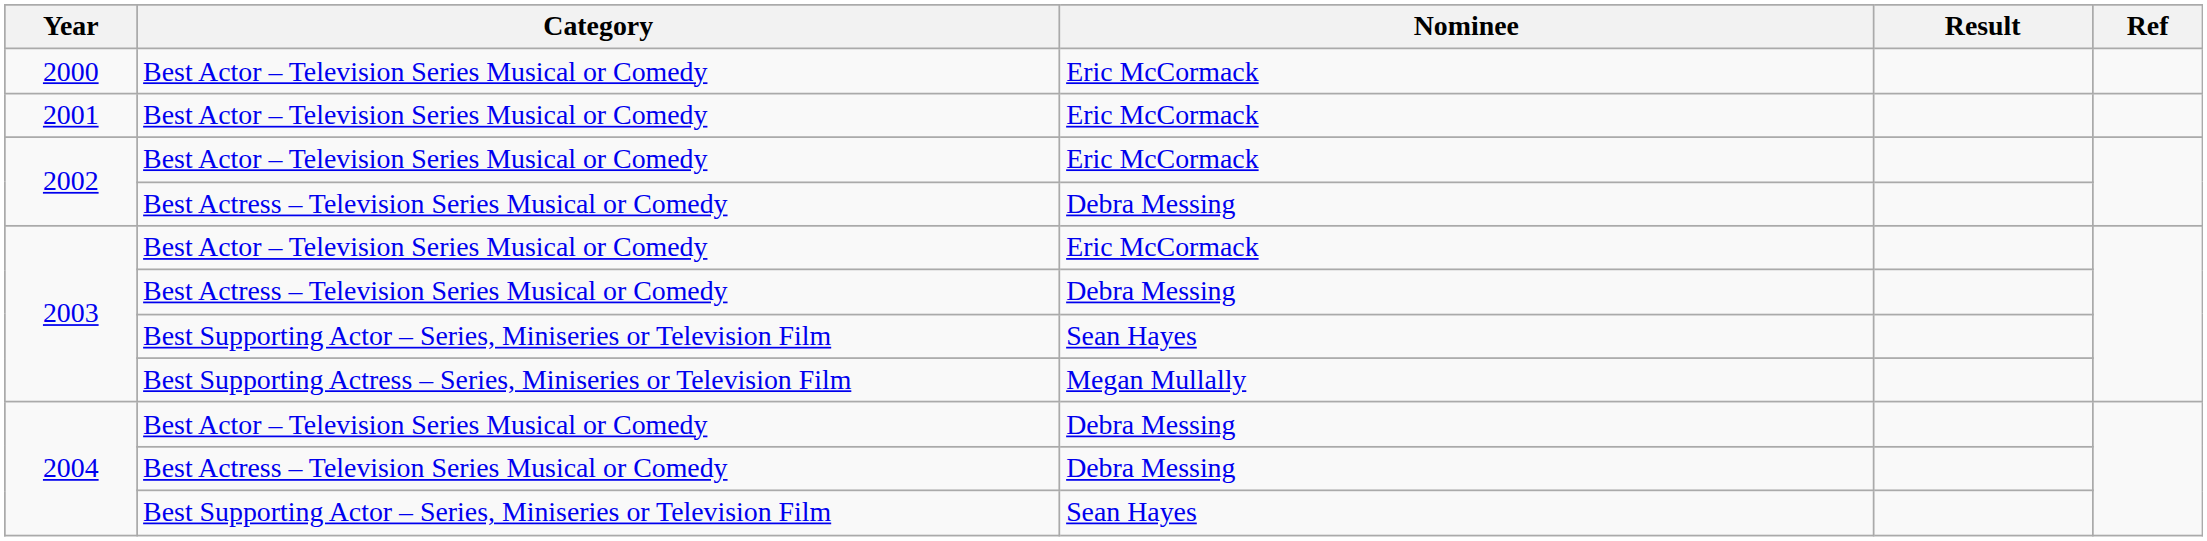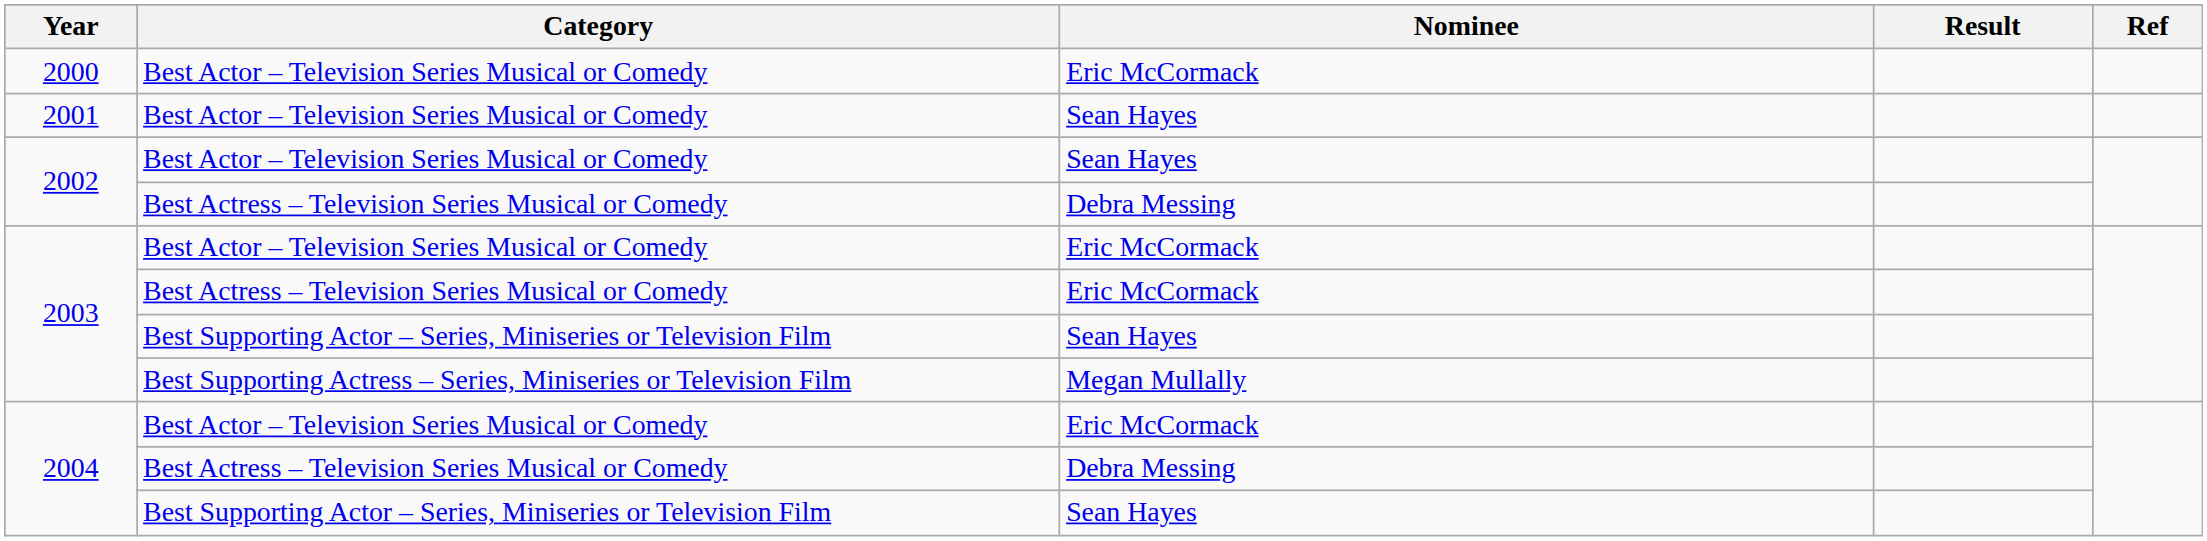(1162, 114) Eric McCormack -> (1131, 114) Sean Hayes
(1162, 159) Eric McCormack -> (1131, 159) Sean Hayes
(1151, 291) Debra Messing -> (1162, 291) Eric McCormack
(1151, 423) Debra Messing -> (1162, 423) Eric McCormack
